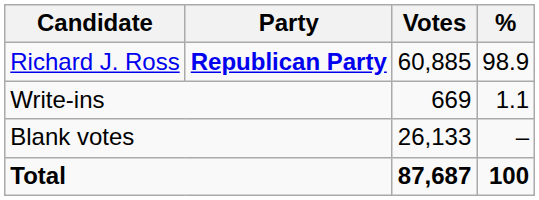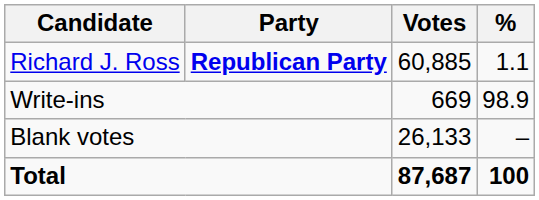(506, 61) 98.9 -> (512, 61) 1.1
(512, 99) 1.1 -> (506, 99) 98.9
